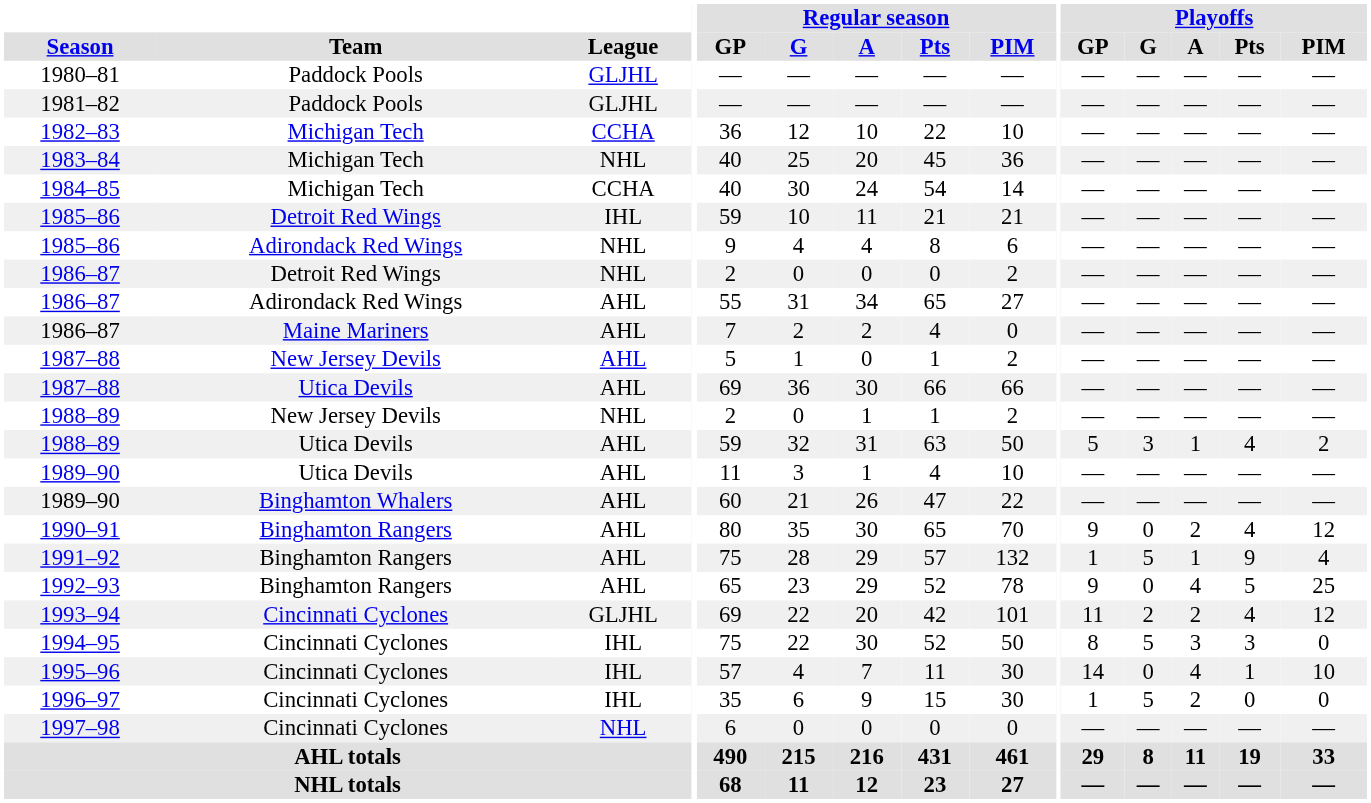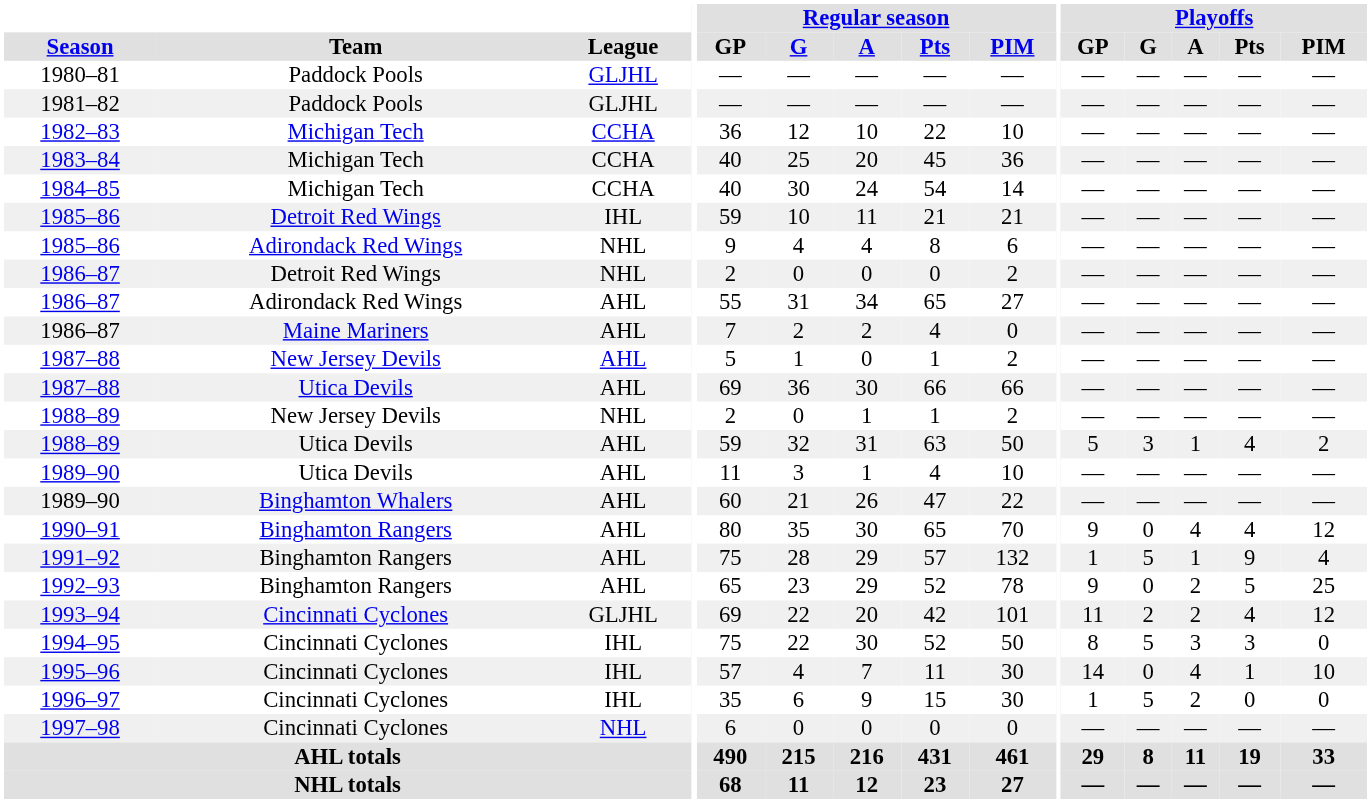(623, 159) NHL -> (623, 159) CCHA
(1195, 529) 2 -> (1195, 529) 4
(1195, 585) 4 -> (1195, 585) 2
